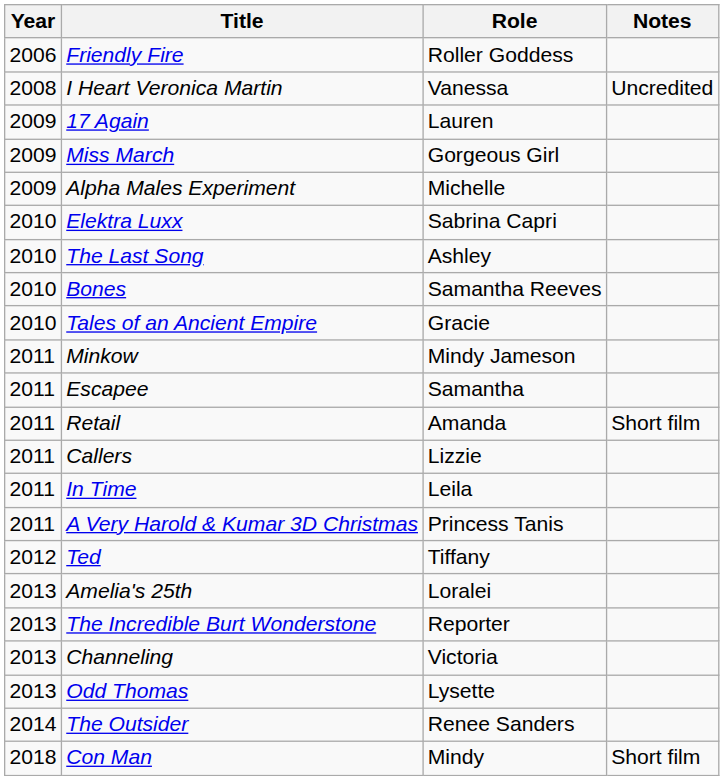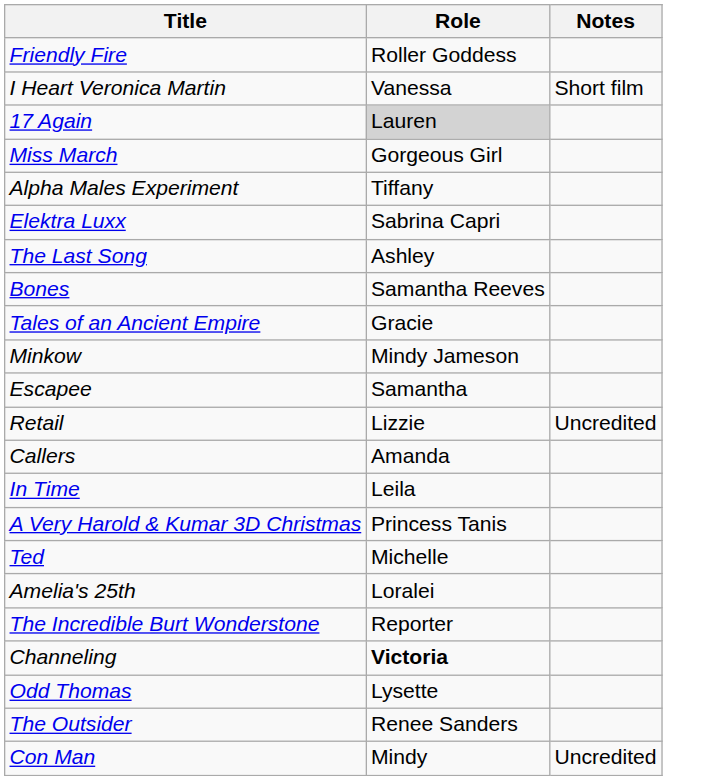- column: (33, 21)
(662, 88) Uncredited -> (599, 88) Short film
(461, 121) no background -> (404, 121) lightgrey background
(466, 188) Michelle -> (402, 188) Tiffany
(467, 423) Amanda -> (398, 423) Lizzie
(656, 423) Short film -> (606, 423) Uncredited
(455, 456) Lizzie -> (410, 456) Amanda
(459, 557) Tiffany -> (410, 557) Michelle
(463, 657) normal -> (410, 657) bold
(656, 758) Short film -> (606, 758) Uncredited
